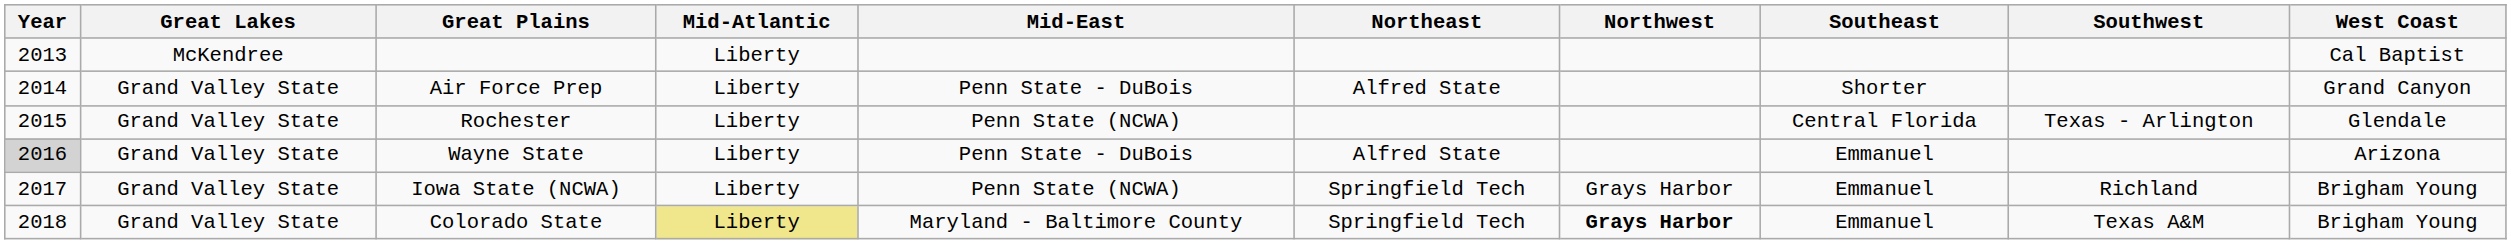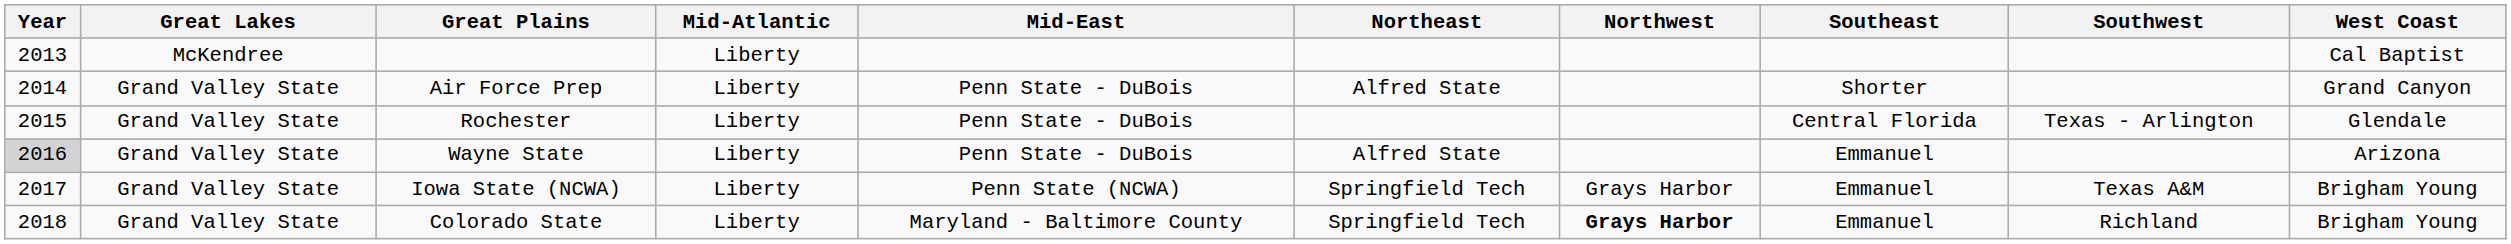(1076, 122) Penn State (NCWA) -> (1076, 122) Penn State - DuBois
(2149, 189) Richland -> (2149, 189) Texas A&M
(757, 222) khaki background -> (757, 222) no background
(2149, 222) Texas A&M -> (2149, 222) Richland
